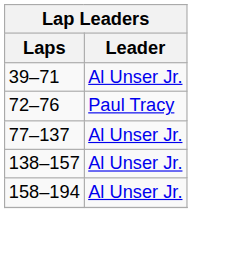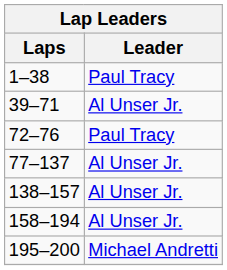+ row: (29, 76)
+ row: (44, 250)
